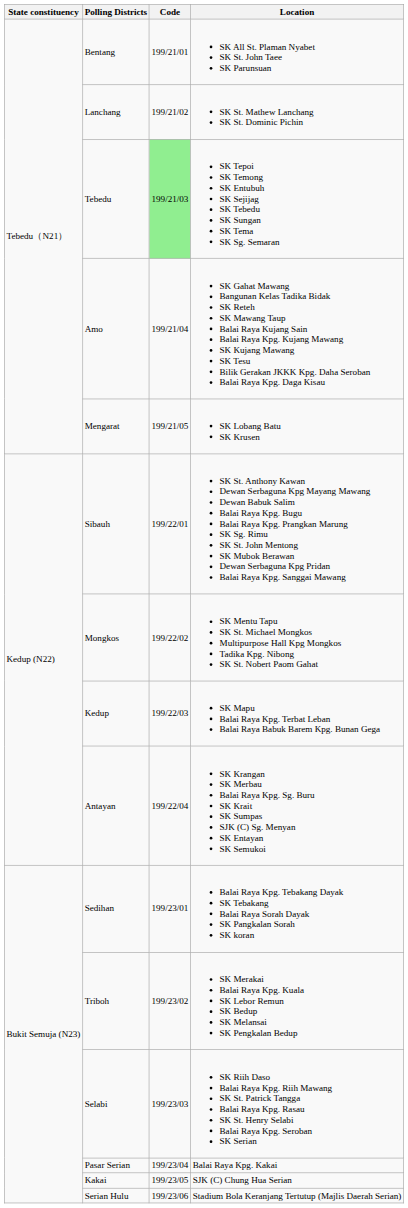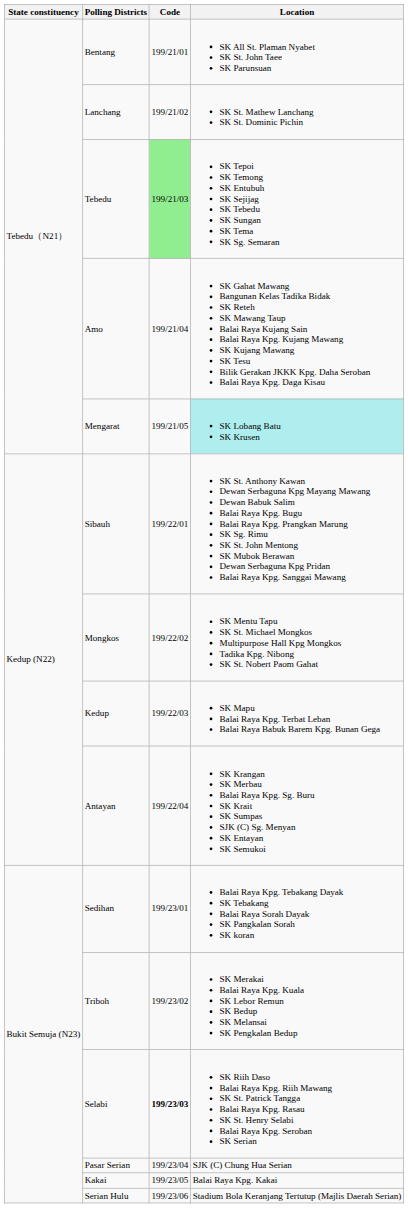(297, 431) no background -> (297, 431) paleturquoise background
(170, 1103) normal -> (170, 1103) bold
(235, 1165) Balai Raya Kpg. Kakai -> (242, 1165) SJK (C) Chung Hua Serian
(242, 1180) SJK (C) Chung Hua Serian -> (235, 1180) Balai Raya Kpg. Kakai
